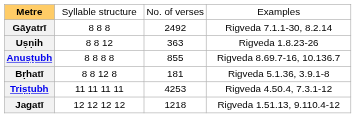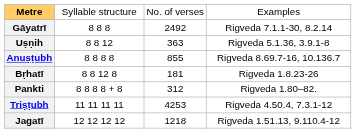(279, 43) Rigveda 1.8.23-26 -> (279, 43) Rigveda 5.1.36, 3.9.1-8
(279, 74) Rigveda 5.1.36, 3.9.1-8 -> (279, 74) Rigveda 1.8.23-26
+ row: (29, 89)
